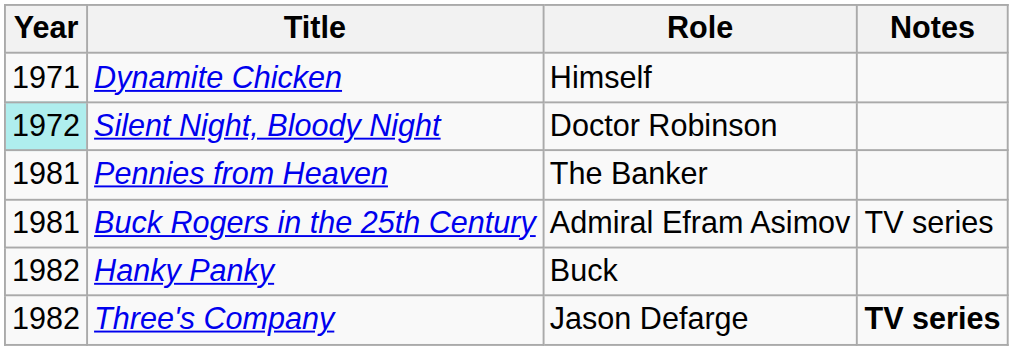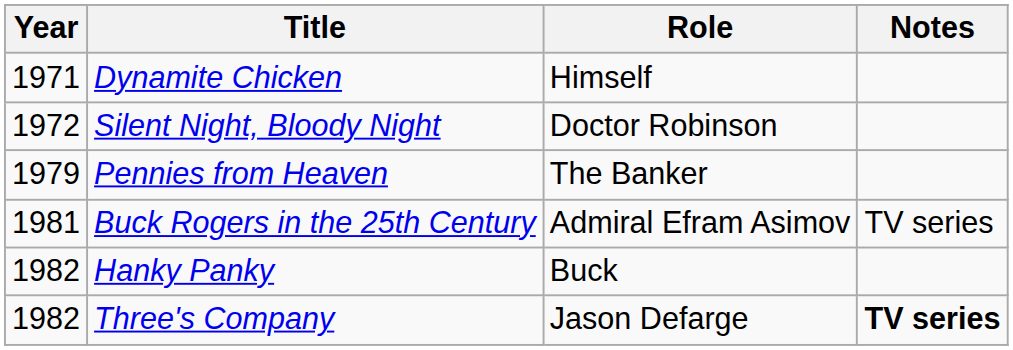(46, 125) paleturquoise background -> (46, 125) no background
(46, 174) 1981 -> (46, 174) 1979
